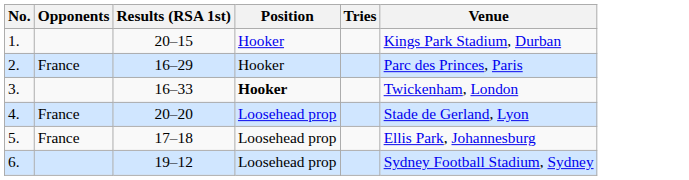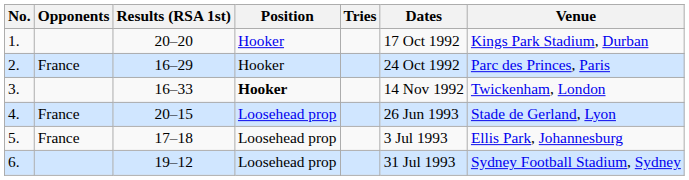+ column: (424, 16)
(174, 41) 20–15 -> (174, 41) 20–20
(174, 114) 20–20 -> (174, 114) 20–15
